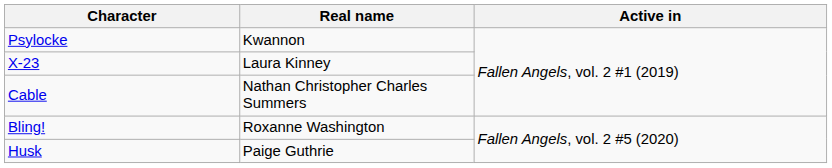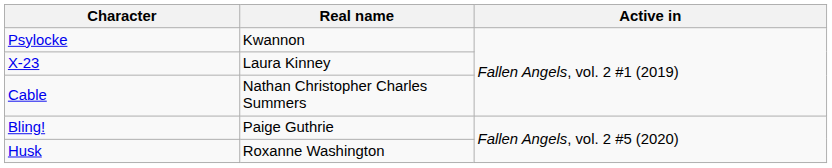(314, 127) Roxanne Washington -> (288, 127) Paige Guthrie
(288, 151) Paige Guthrie -> (314, 151) Roxanne Washington
